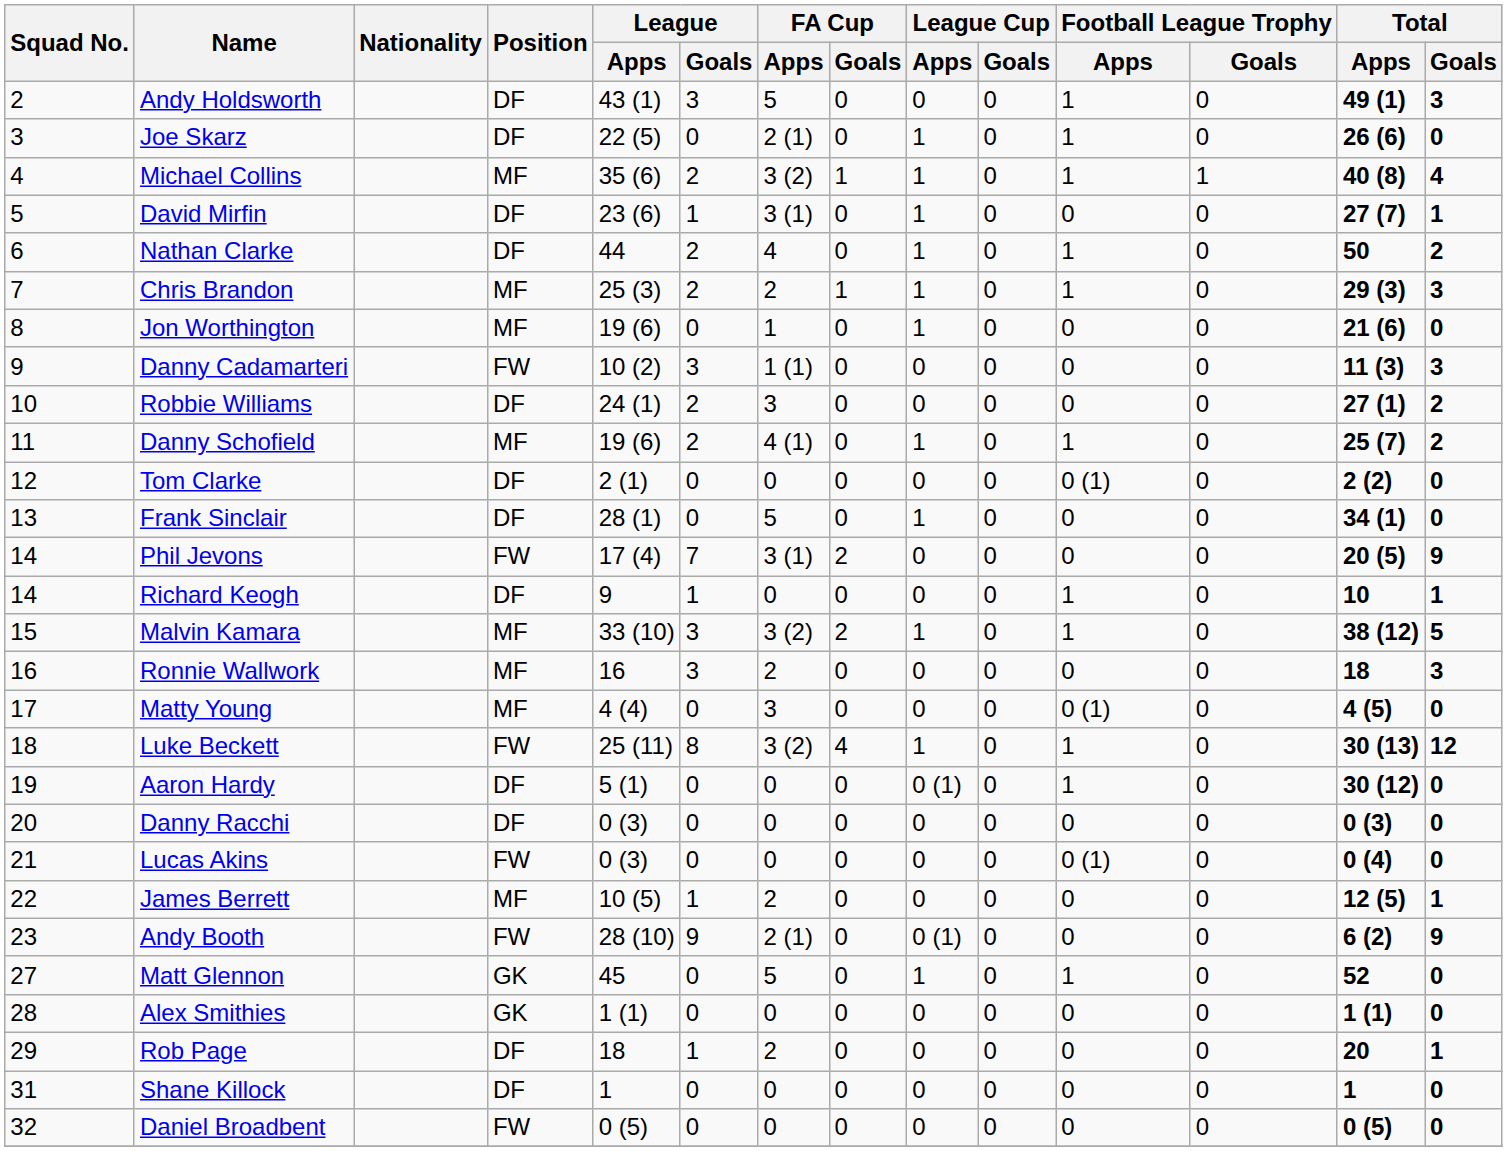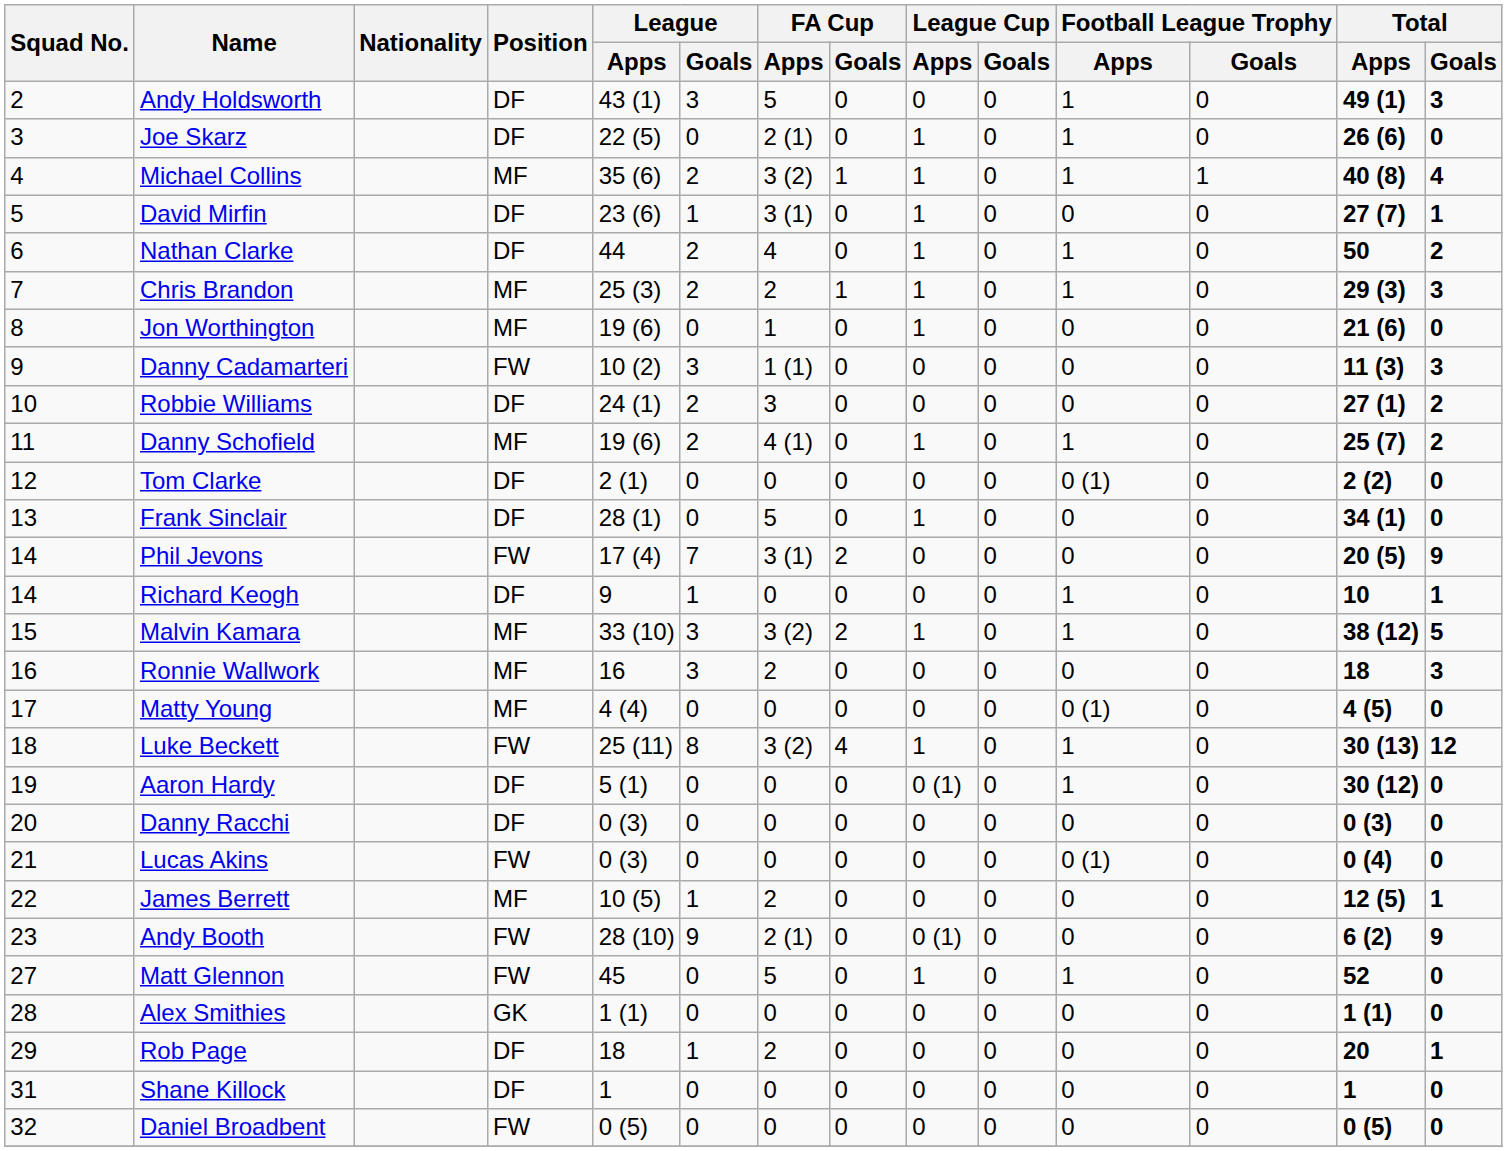(770, 708) 3 -> (770, 708) 0
(510, 975) GK -> (512, 975) FW
